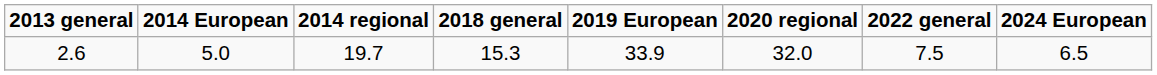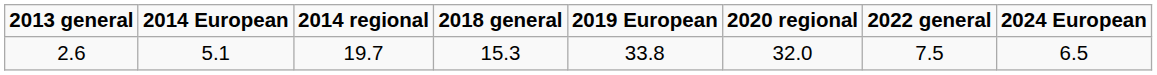(216, 53) 5.0 -> (216, 53) 5.1
(645, 53) 33.9 -> (645, 53) 33.8
